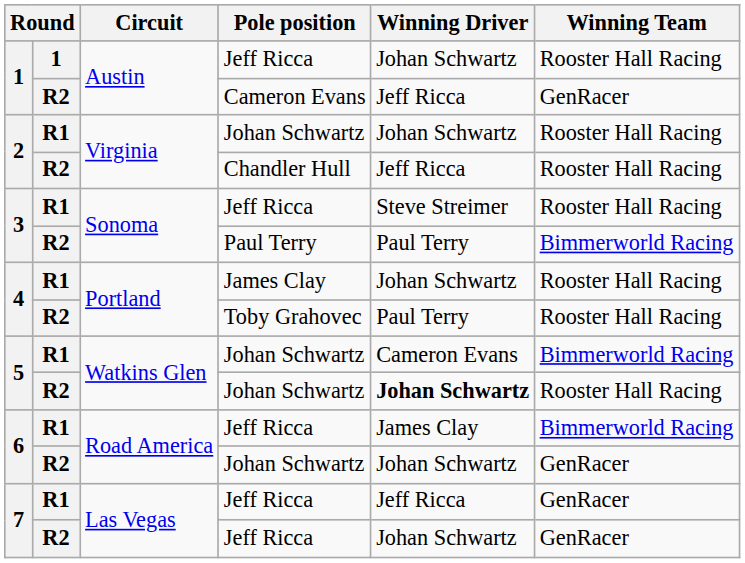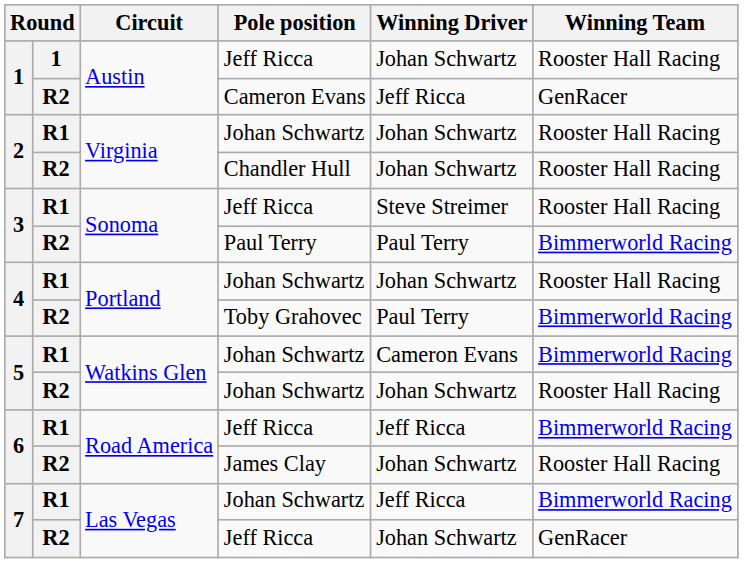(421, 169) Jeff Ricca -> (446, 169) Johan Schwartz
(275, 280) James Clay -> (294, 280) Johan Schwartz
(631, 316) Rooster Hall Racing -> (635, 316) Bimmerworld Racing
(453, 390) bold -> (446, 390) normal
(427, 427) James Clay -> (421, 427) Jeff Ricca
(294, 464) Johan Schwartz -> (275, 464) James Clay
(584, 464) GenRacer -> (629, 464) Rooster Hall Racing
(268, 500) Jeff Ricca -> (294, 500) Johan Schwartz
(584, 500) GenRacer -> (635, 500) Bimmerworld Racing
